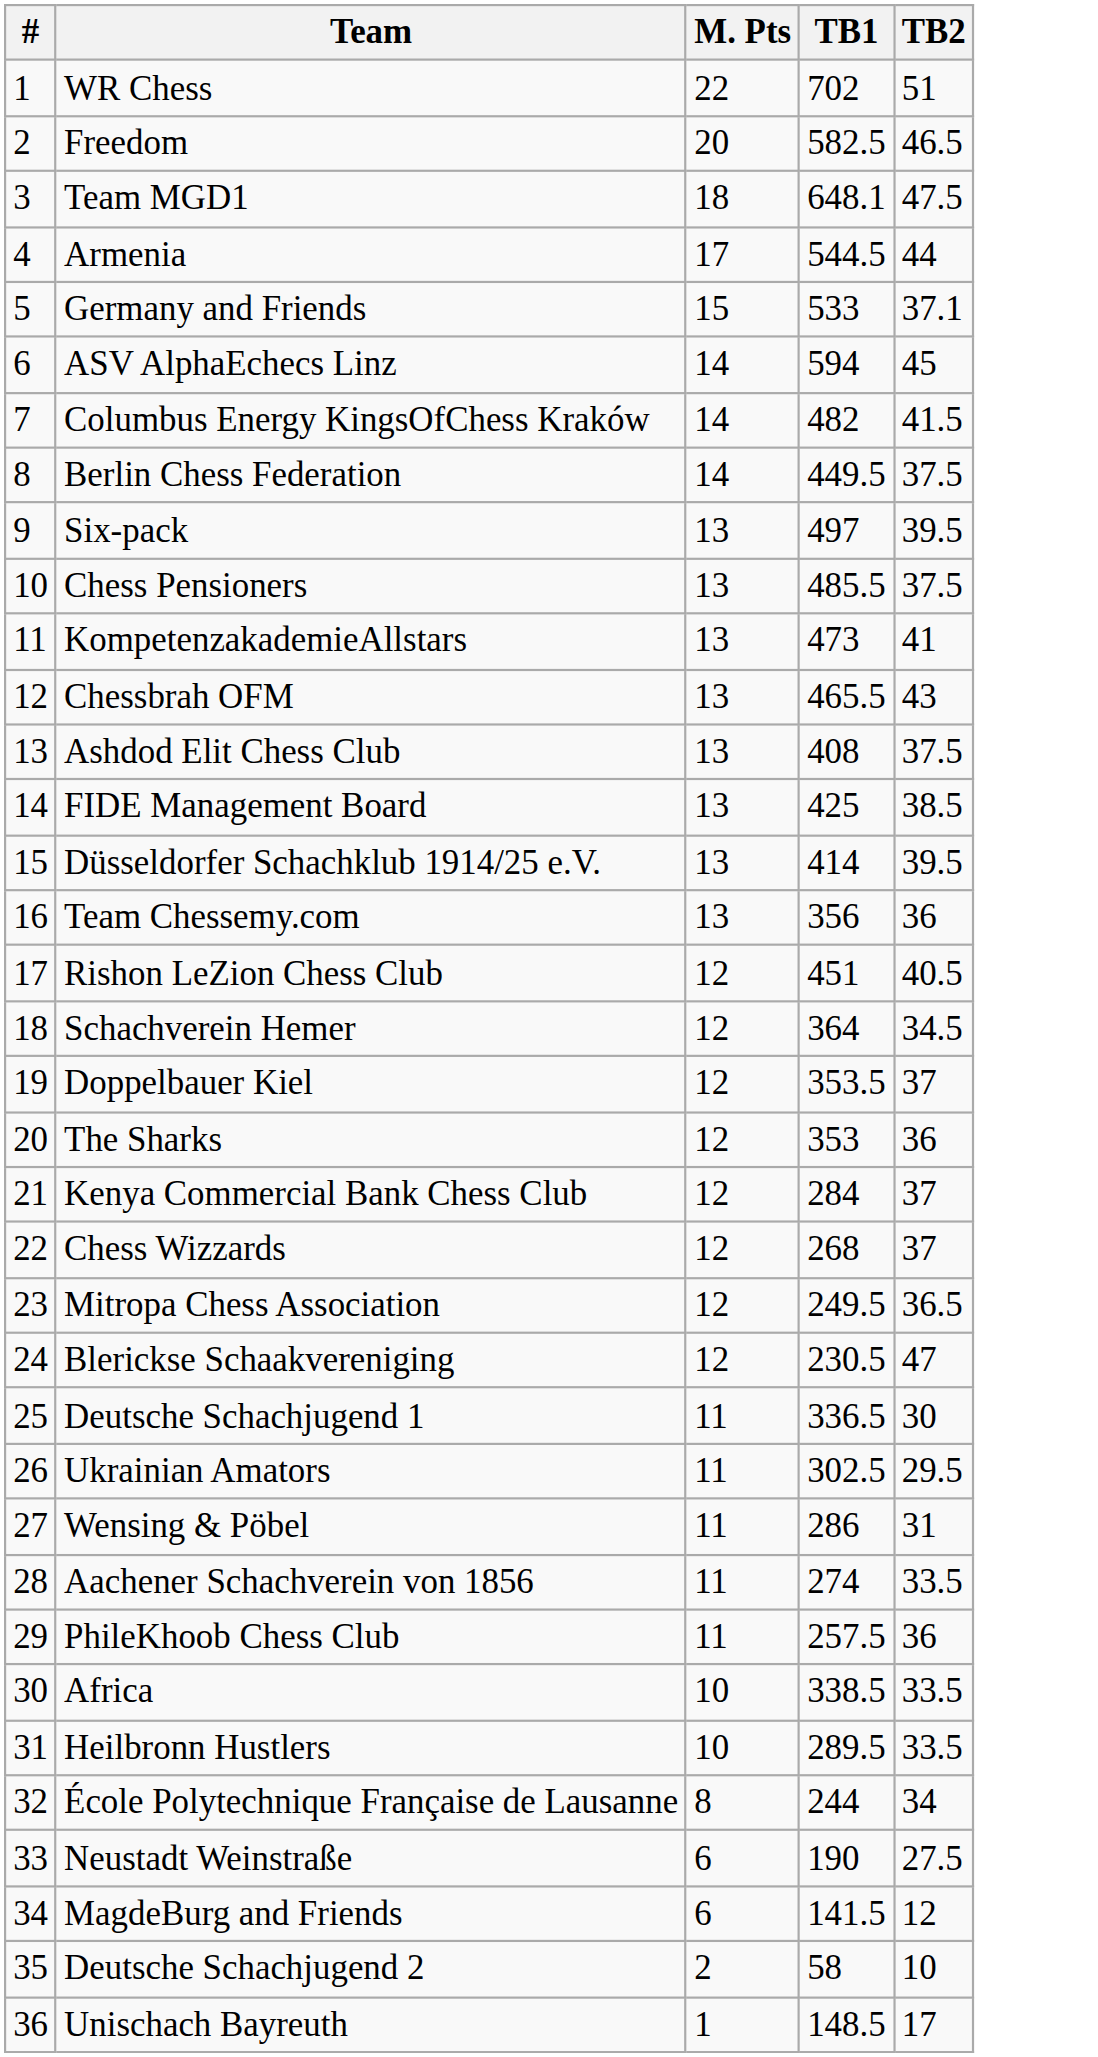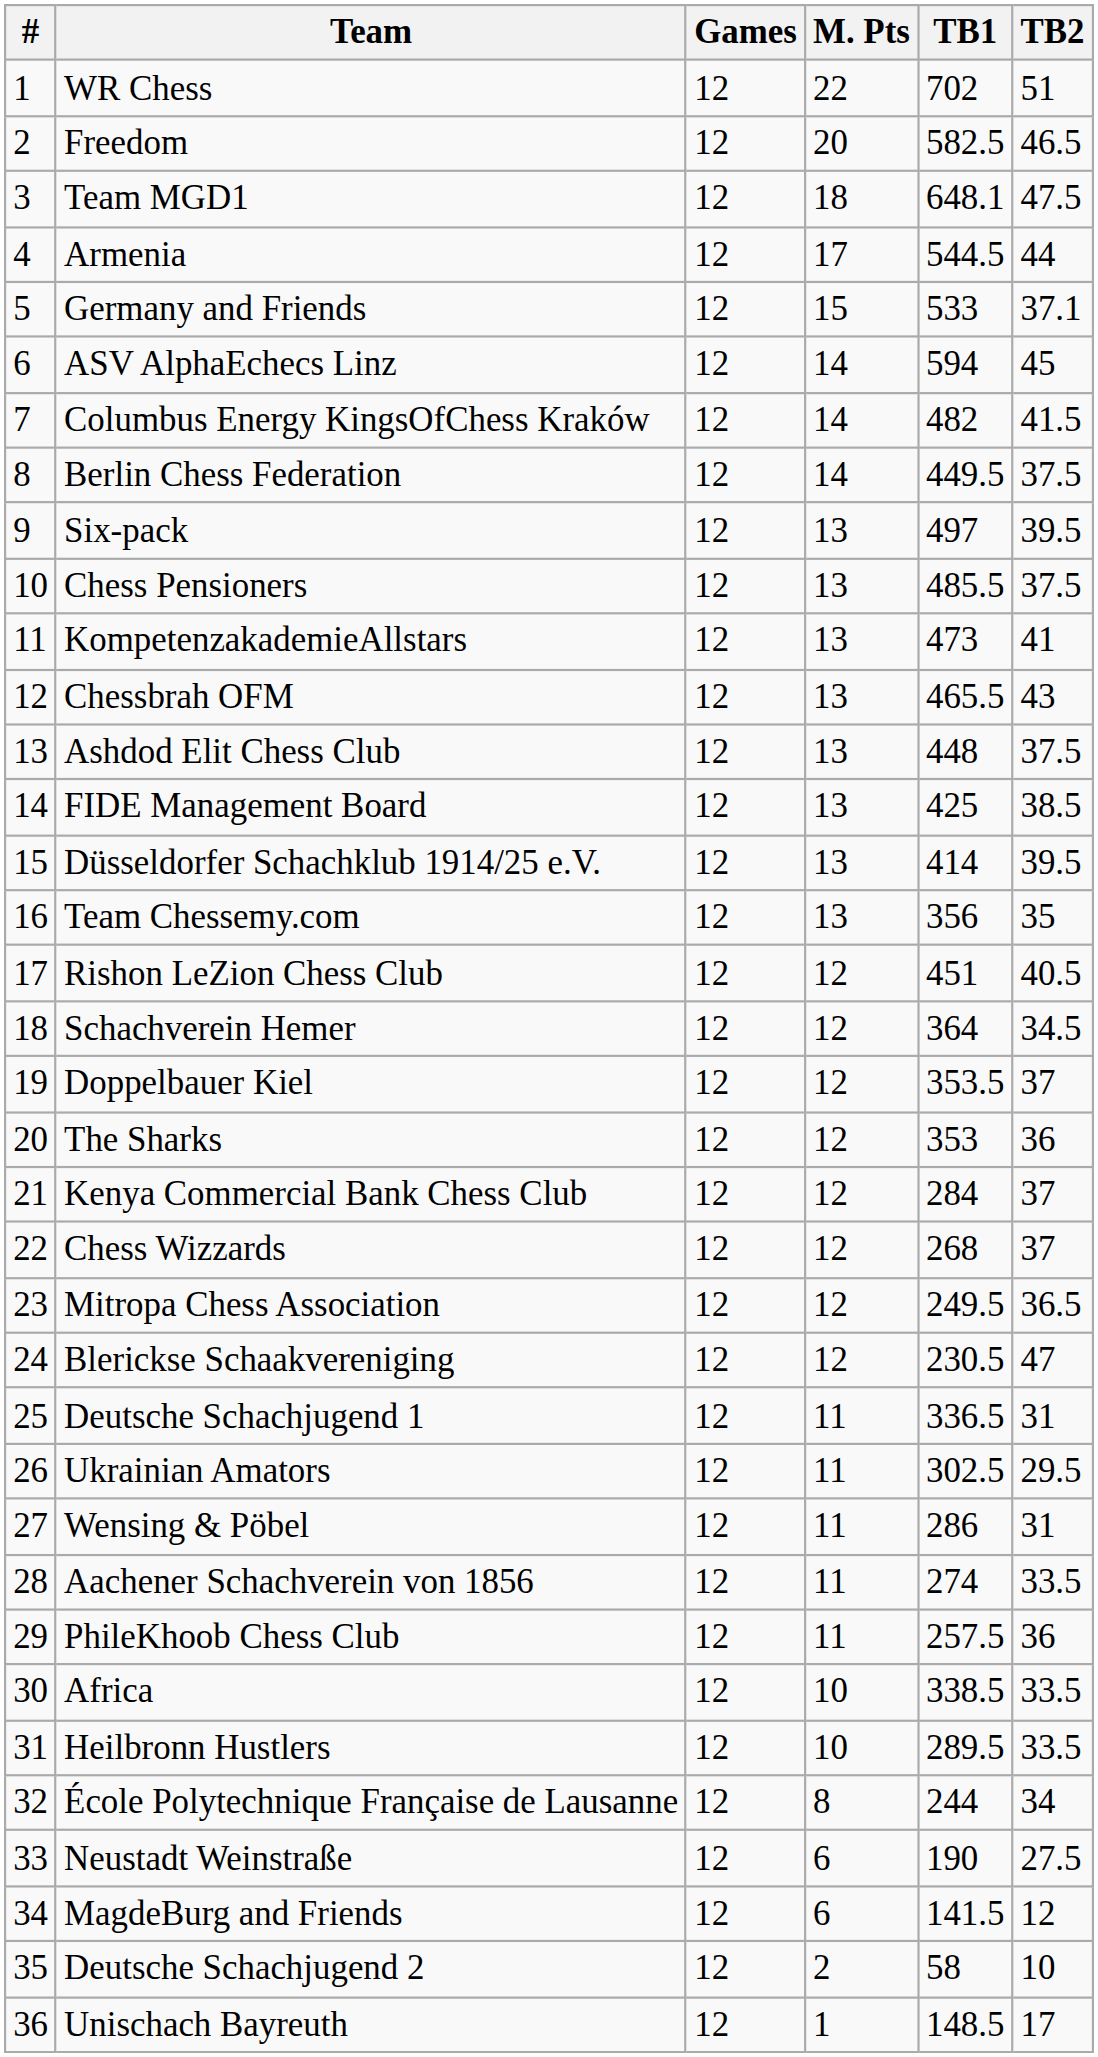+ column: (746, 32)
(833, 751) 408 -> (952, 751) 448
(919, 917) 36 -> (1038, 917) 35
(919, 1415) 30 -> (1038, 1415) 31
